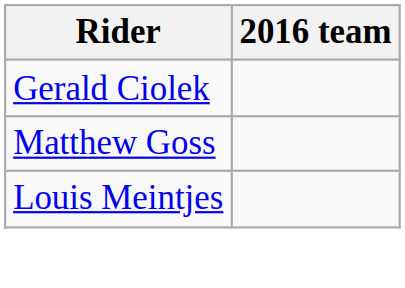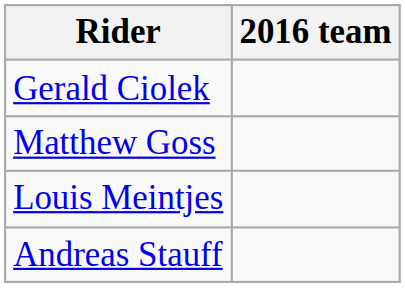+ row: (118, 253)
